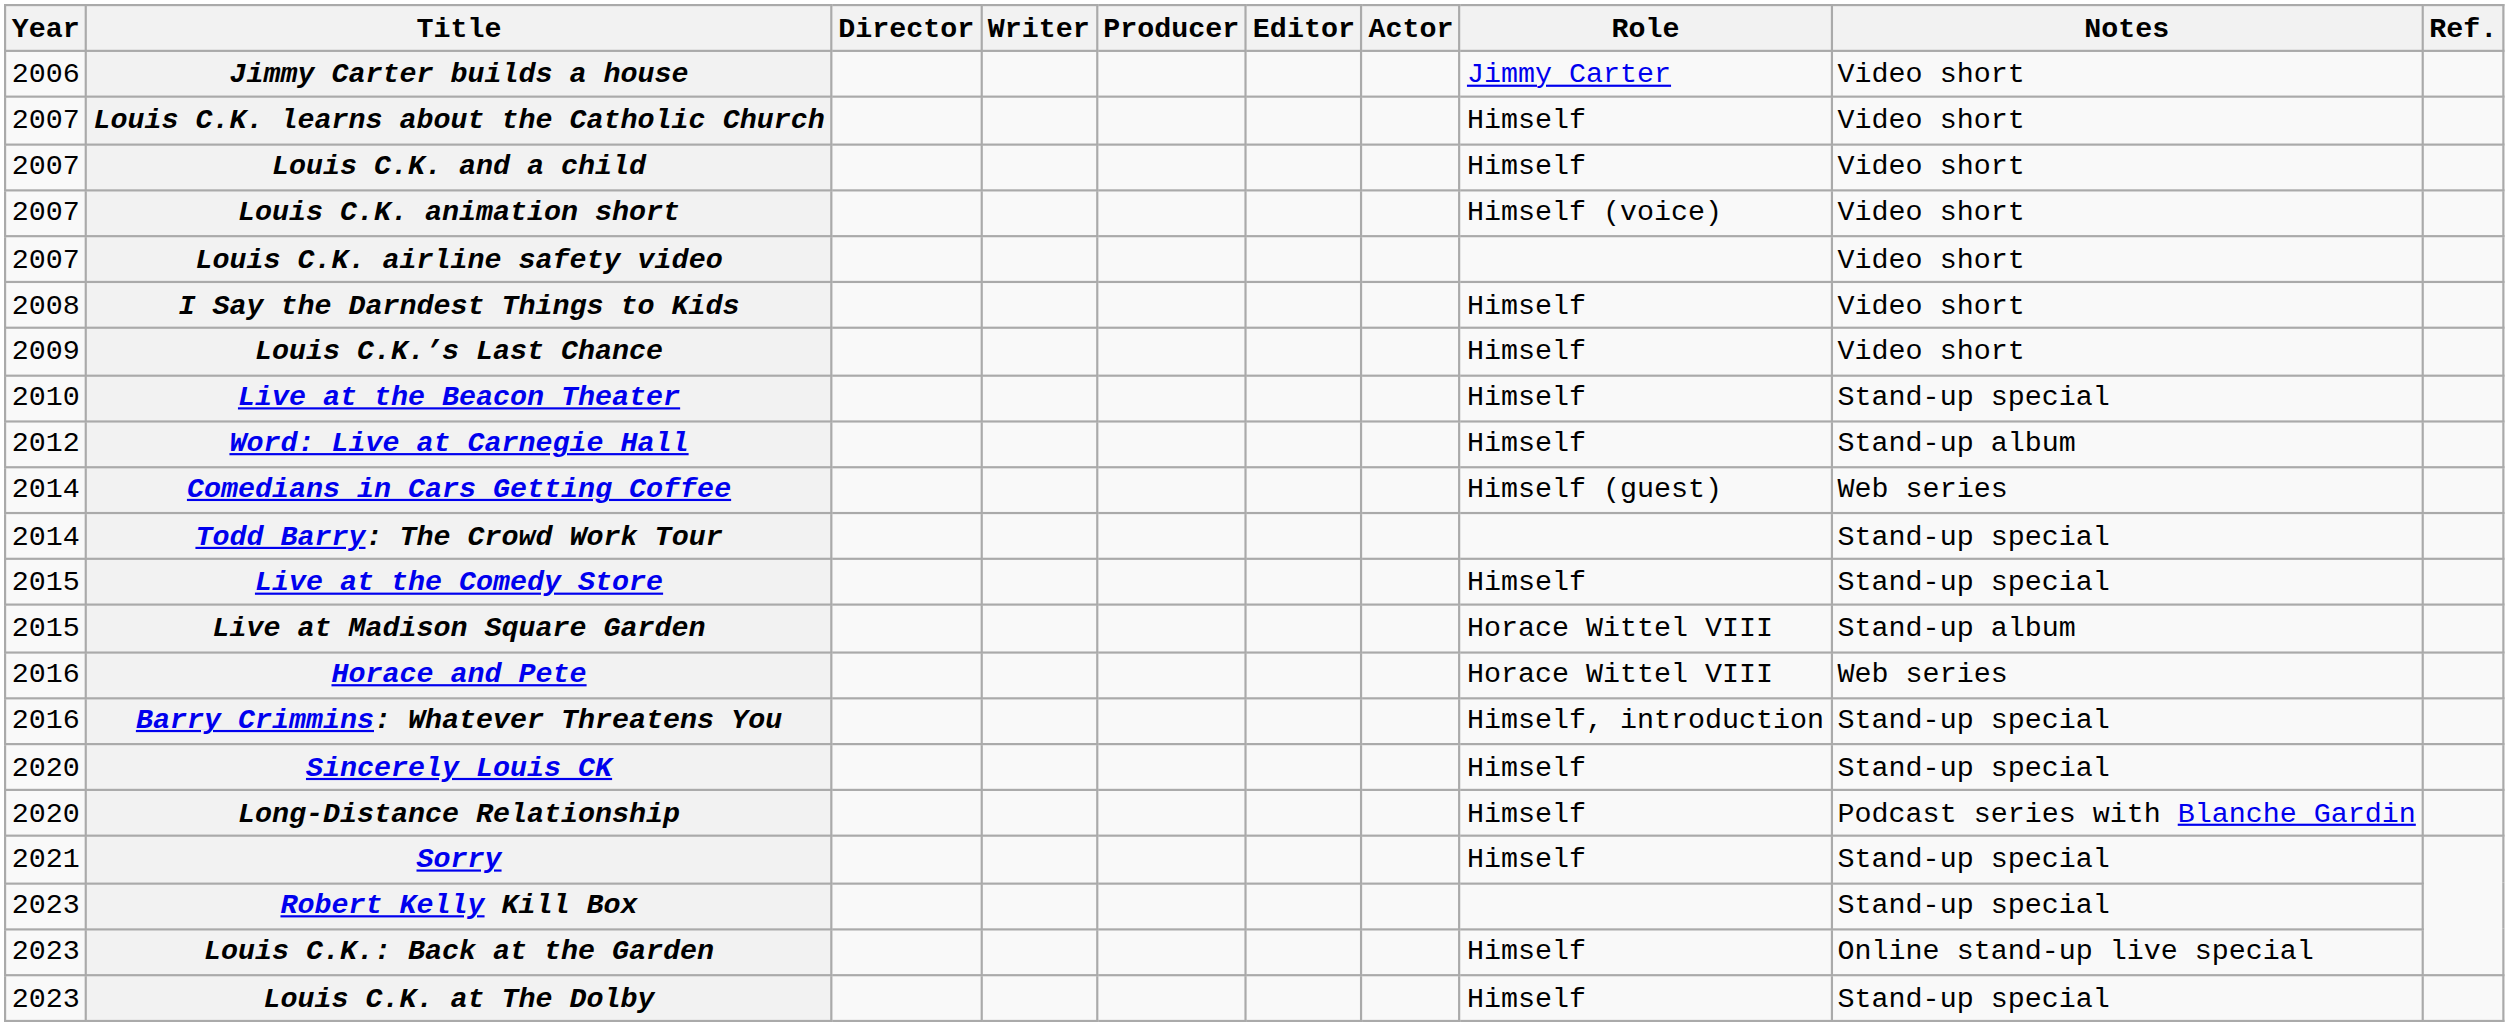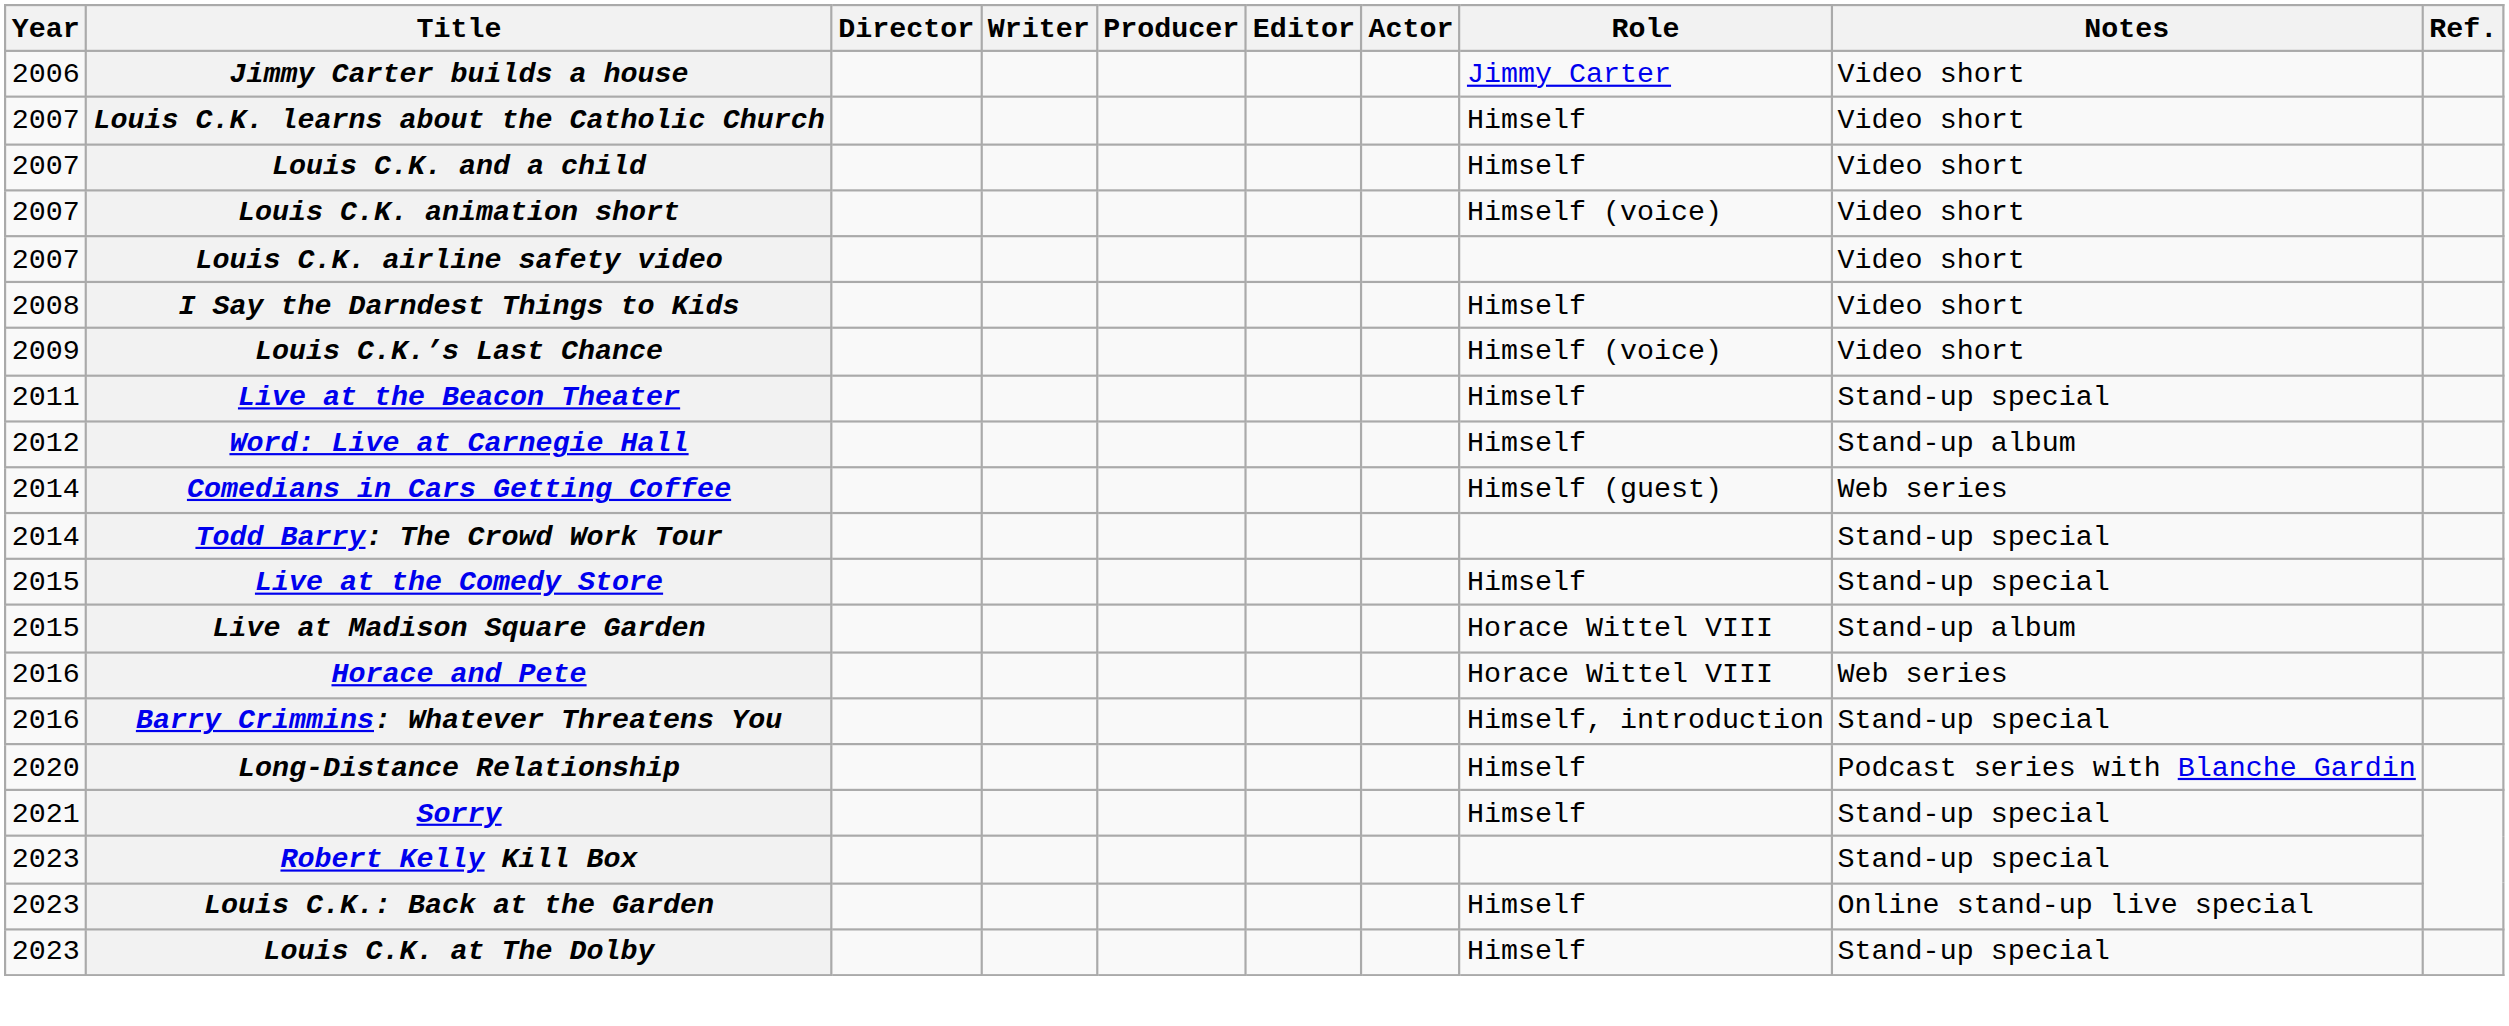(1526, 352) Himself -> (1595, 352) Himself (voice)
(46, 398) 2010 -> (46, 398) 2011
- row: (459, 767)
